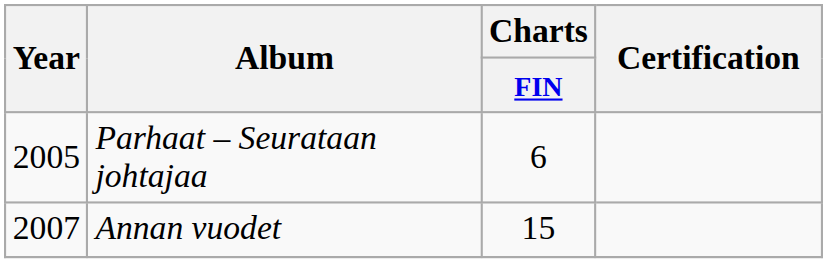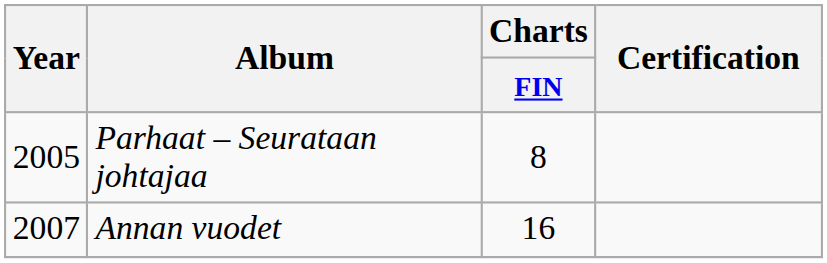(538, 156) 6 -> (538, 156) 8
(538, 228) 15 -> (538, 228) 16
